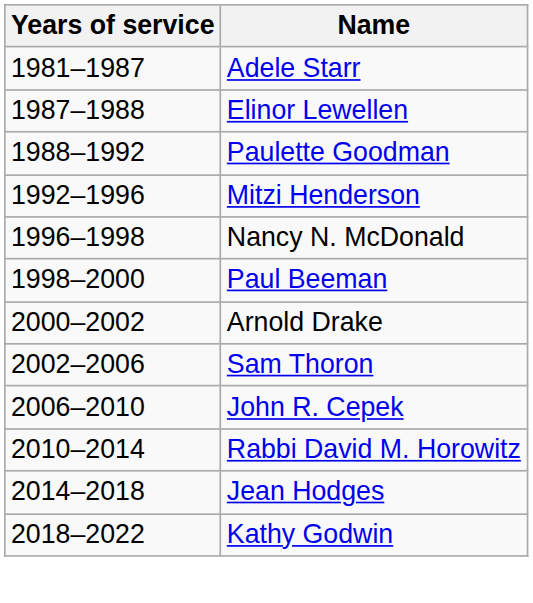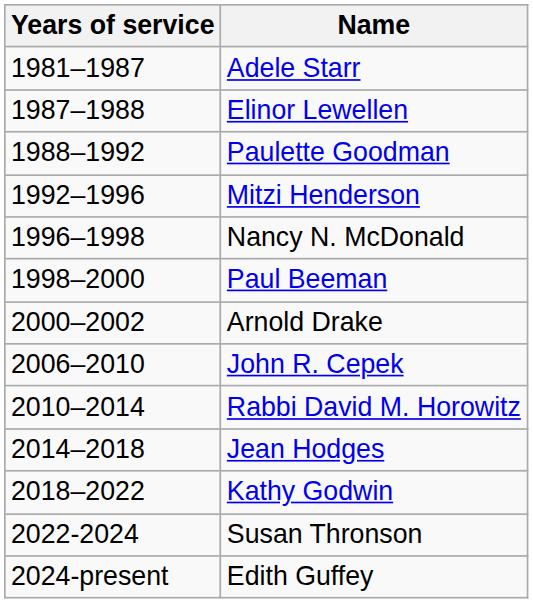- row: (300, 364)
+ row: (325, 534)
+ row: (300, 576)
